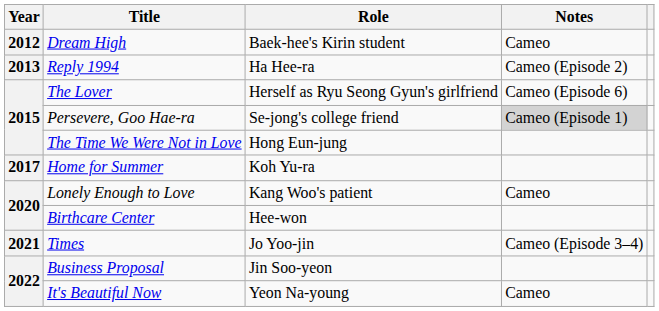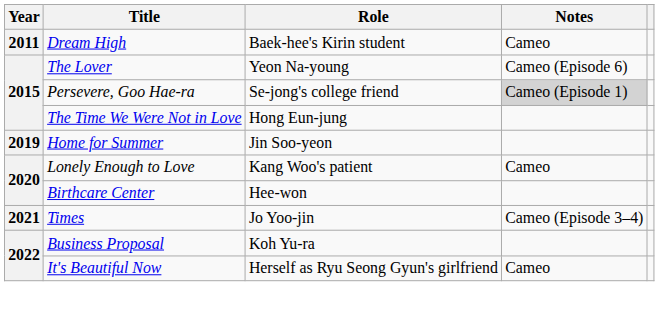(24, 42) 2012 -> (24, 42) 2011
- row: (83, 67)
(373, 92) Herself as Ryu Seong Gyun's girlfriend -> (299, 67) Yeon Na-young
(24, 167) 2017 -> (24, 142) 2019
(282, 167) Koh Yu-ra -> (290, 142) Jin Soo-yeon
(290, 268) Jin Soo-yeon -> (282, 243) Koh Yu-ra
(299, 293) Yeon Na-young -> (373, 268) Herself as Ryu Seong Gyun's girlfriend
